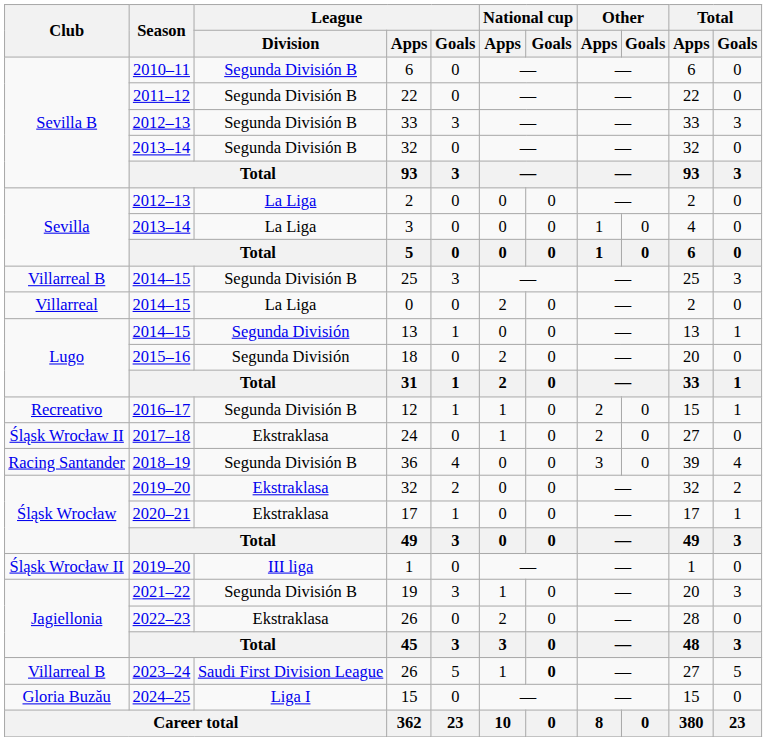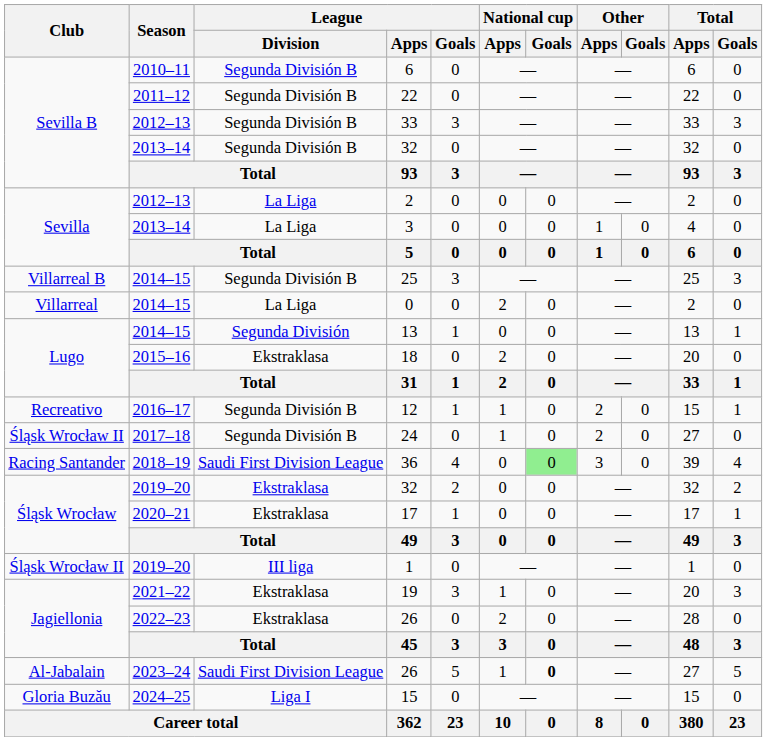(291, 357) Segunda División -> (291, 357) Ekstraklasa
(291, 435) Ekstraklasa -> (291, 435) Segunda División B
(291, 461) Segunda División B -> (291, 461) Saudi First Division League
(552, 461) no background -> (552, 461) lightgreen background
(291, 592) Segunda División B -> (291, 592) Ekstraklasa
(67, 670) Villarreal B -> (67, 670) Al-Jabalain
